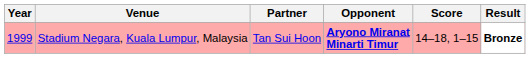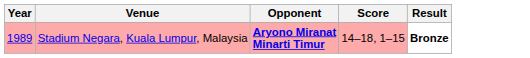- column: (287, 14)
(20, 38) 1999 -> (20, 38) 1989
